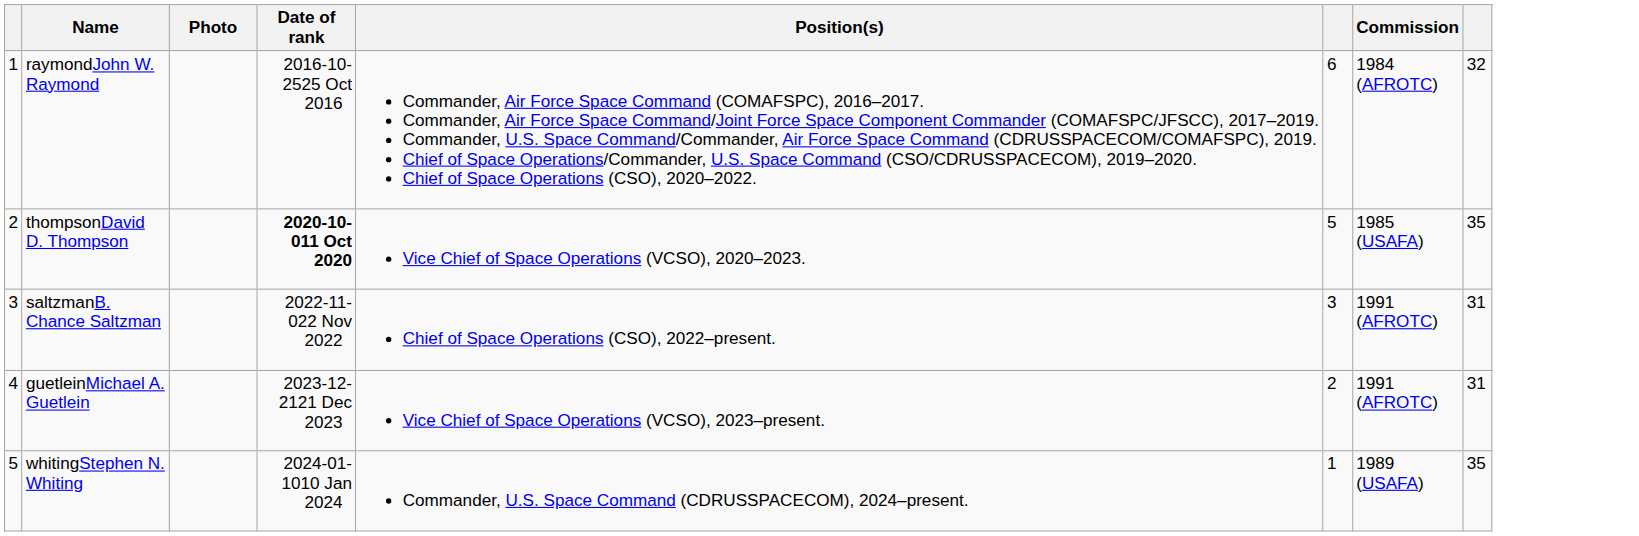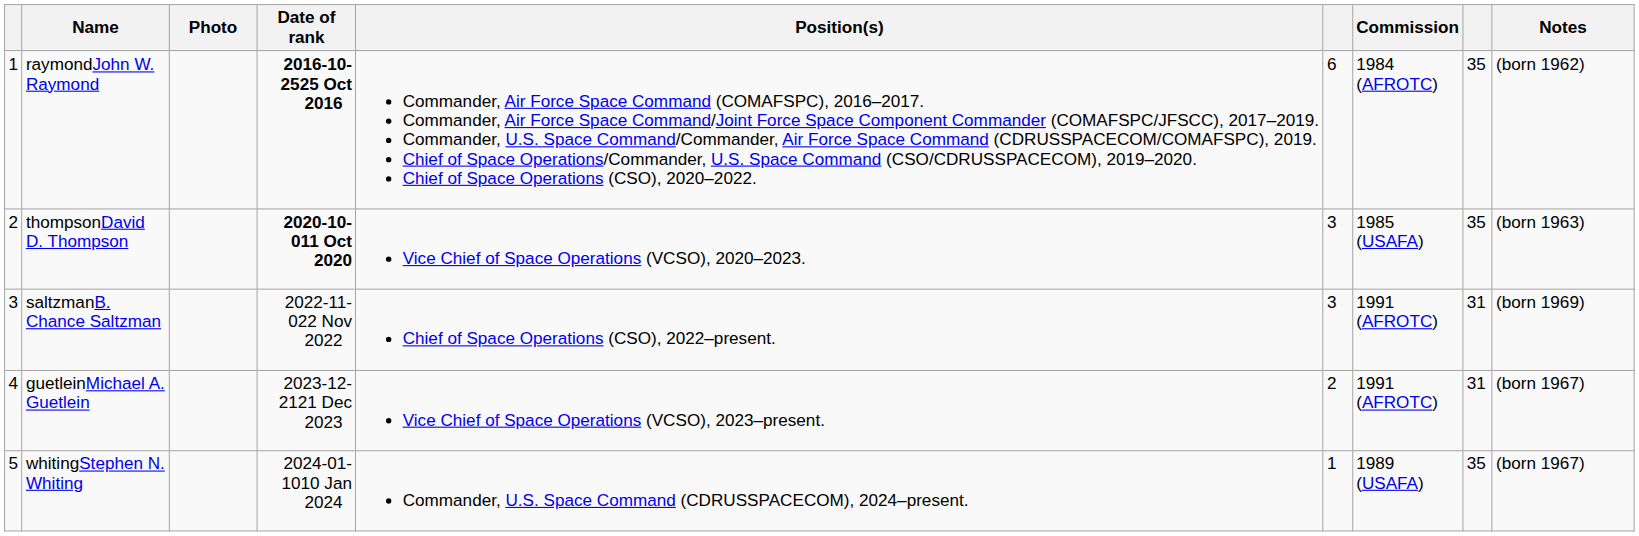+ column: (1563, 27)
(317, 83) normal -> (316, 83) bold
(1476, 64) 32 -> (1476, 64) 35
(1332, 222) 5 -> (1332, 222) 3
